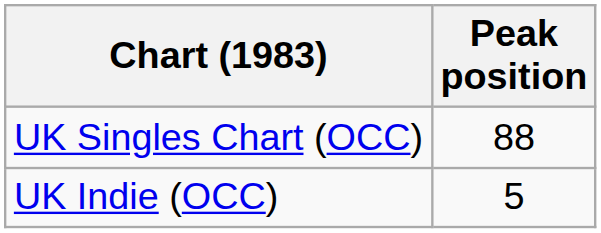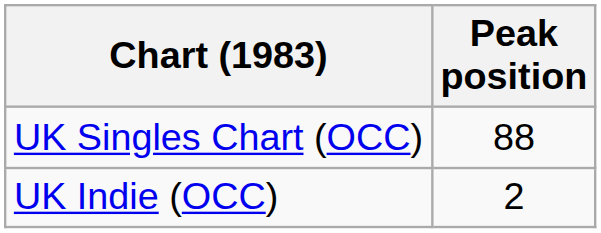(514, 196) 5 -> (514, 196) 2
